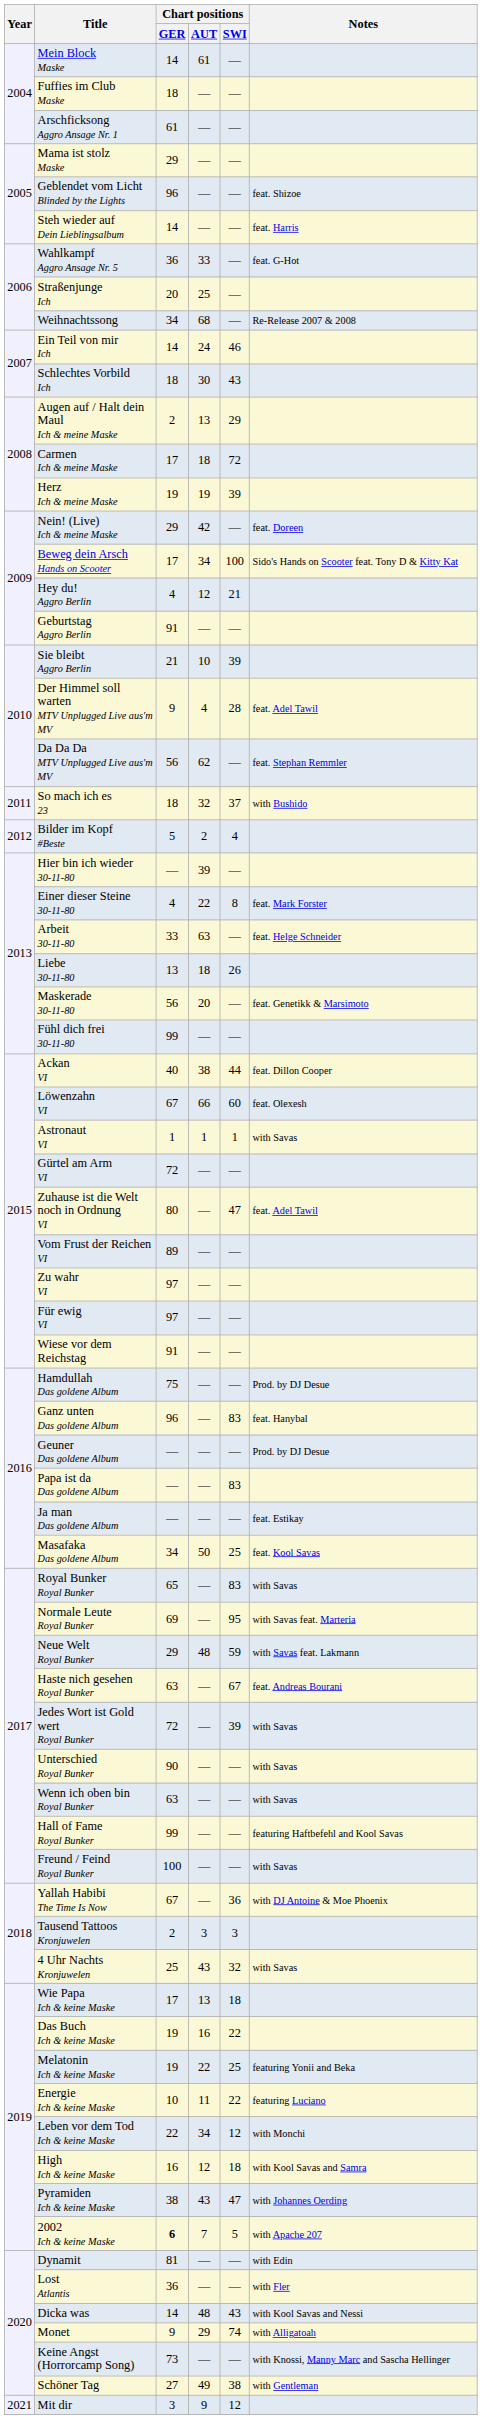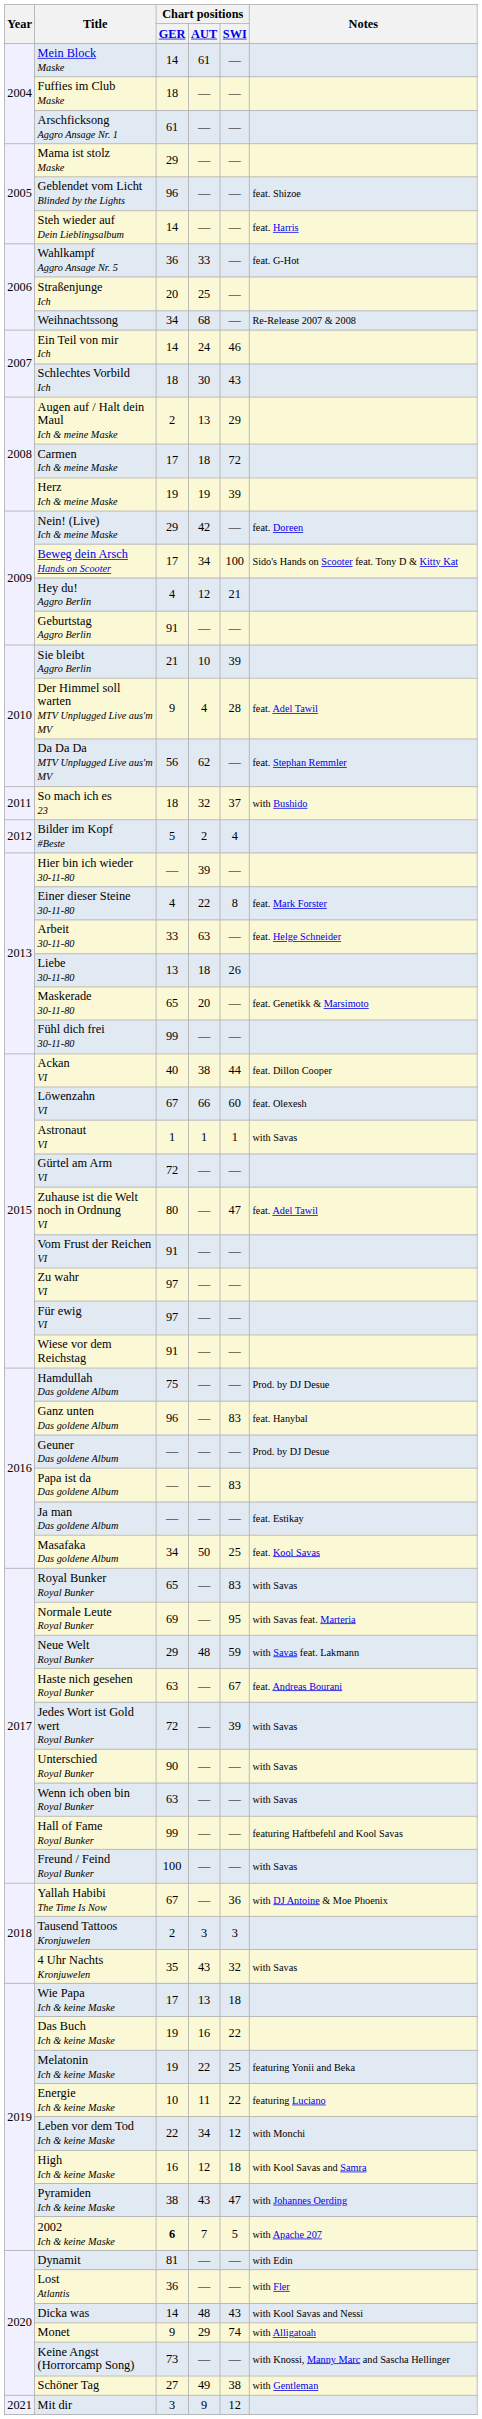(172, 1003) 56 -> (172, 1003) 65
(172, 1251) 89 -> (172, 1251) 91
(172, 1966) 25 -> (172, 1966) 35
